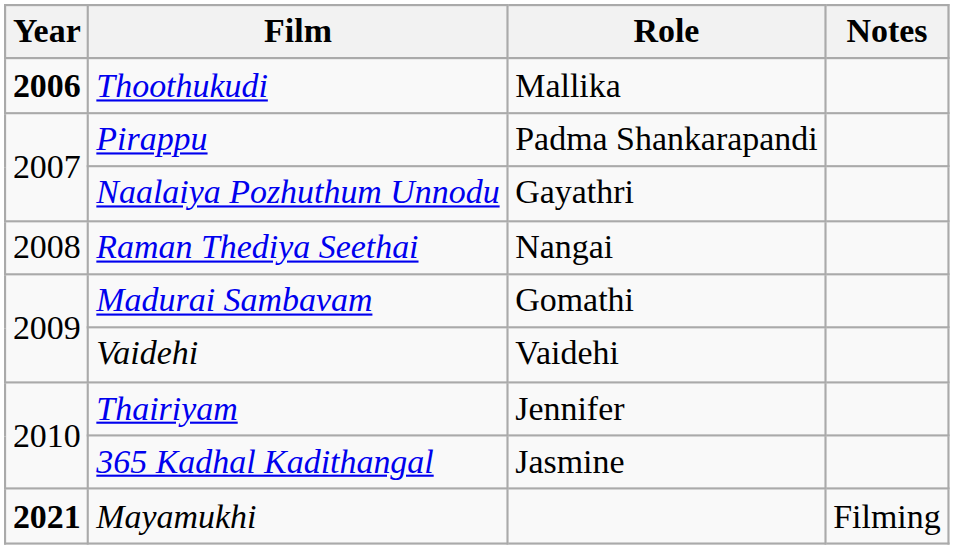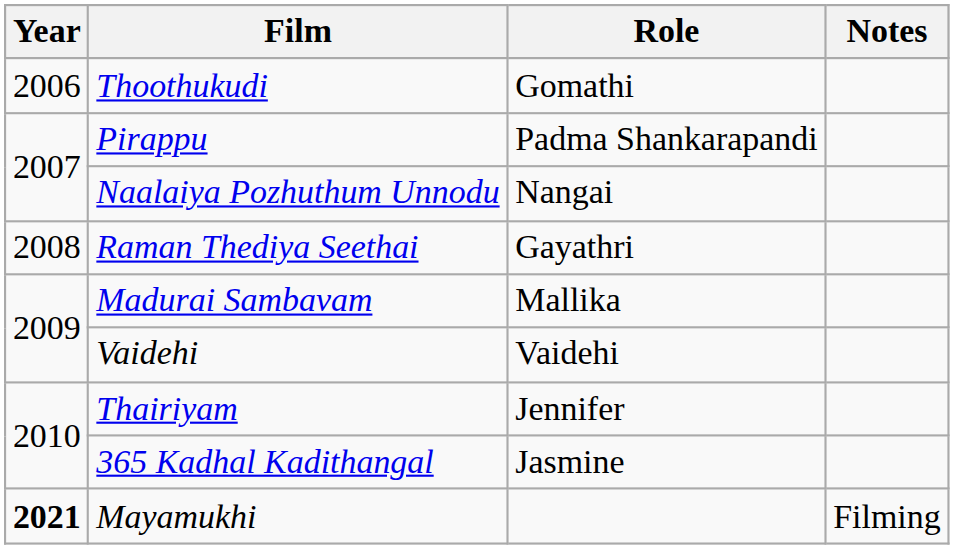(47, 85) bold -> (47, 85) normal
(568, 85) Mallika -> (575, 85) Gomathi
(575, 192) Gayathri -> (564, 192) Nangai
(564, 246) Nangai -> (575, 246) Gayathri
(575, 300) Gomathi -> (568, 300) Mallika
